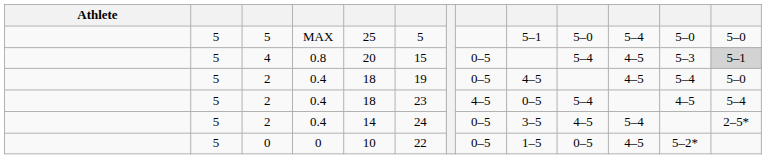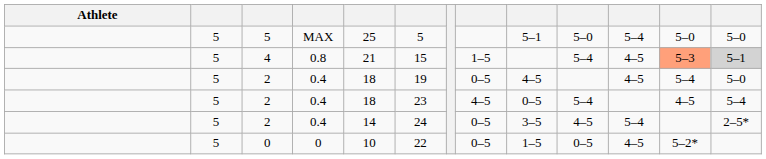(369, 58) 20 -> (369, 58) 21
(481, 58) 0–5 -> (481, 58) 1–5
(685, 58) no background -> (685, 58) lightsalmon background
